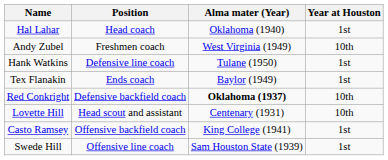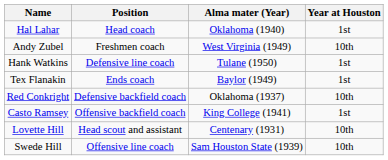(247, 96) bold -> (247, 96) normal
rows swapped: (38, 130) <-> (38, 113)
(344, 146) 1st -> (344, 146) 10th
